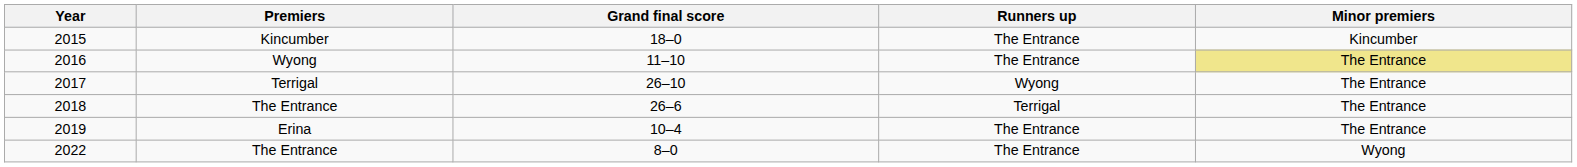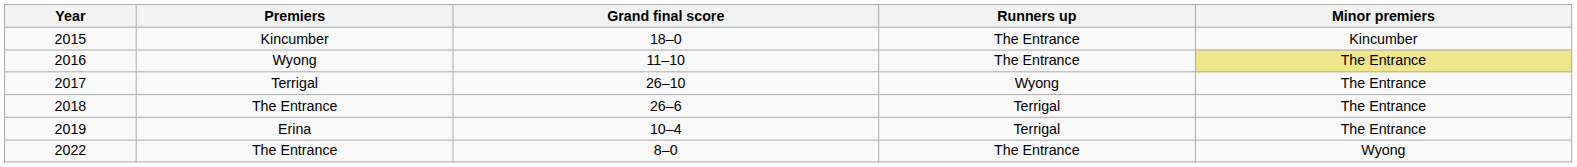(1037, 129) The Entrance -> (1037, 129) Terrigal
